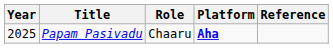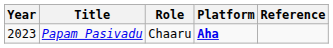(22, 34) 2025 -> (22, 34) 2023
